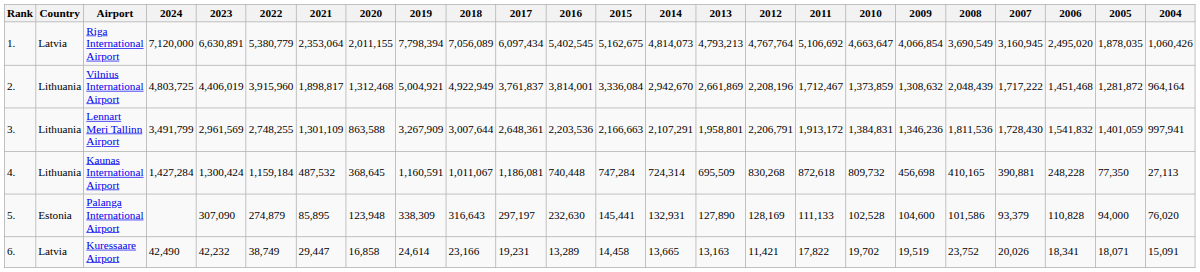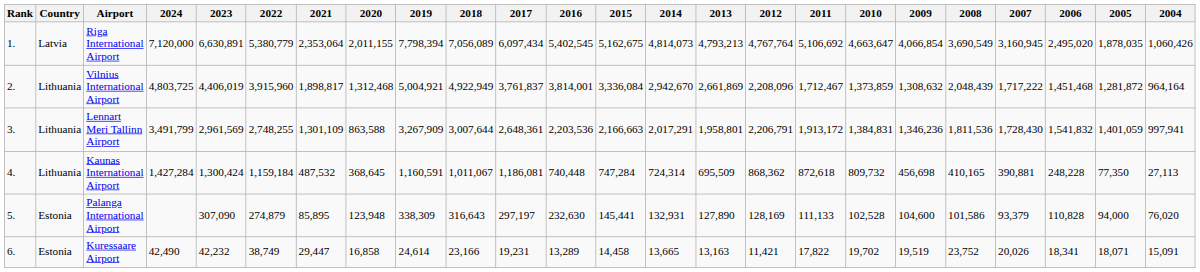(771, 86) 2,208,196 -> (771, 86) 2,208,096
(671, 129) 2,107,291 -> (671, 129) 2,017,291
(766, 172) 830,268 -> (766, 172) 868,362
(53, 252) Latvia -> (55, 252) Estonia
